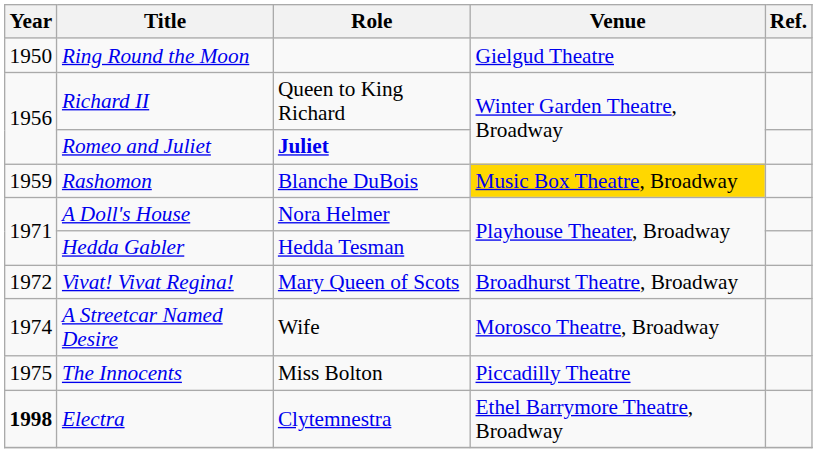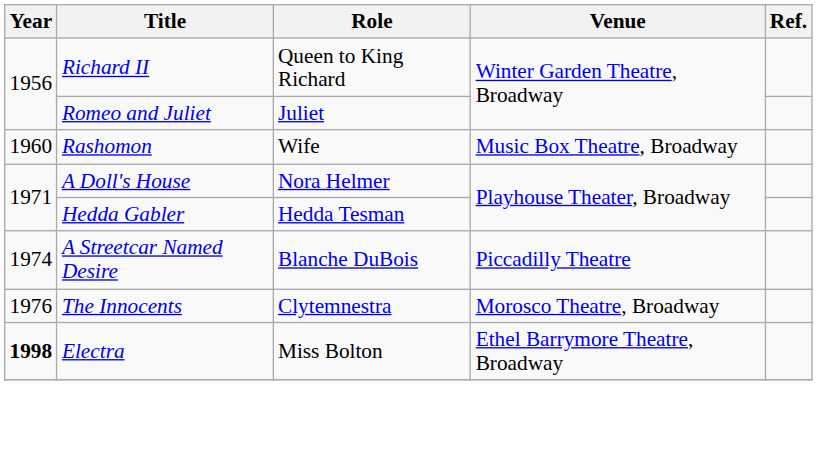- row: (156, 55)
(303, 146) bold -> (301, 112) normal
(31, 180) 1959 -> (31, 146) 1960
(348, 180) Blanche DuBois -> (299, 146) Wife
(607, 180) gold background -> (607, 146) no background
- row: (148, 281)
(299, 327) Wife -> (348, 259) Blanche DuBois
(597, 327) Morosco Theatre, Broadway -> (553, 259) Piccadilly Theatre
(31, 372) 1975 -> (31, 305) 1976
(330, 372) Miss Bolton -> (335, 305) Clytemnestra
(553, 372) Piccadilly Theatre -> (598, 305) Morosco Theatre, Broadway
(335, 418) Clytemnestra -> (330, 351) Miss Bolton
